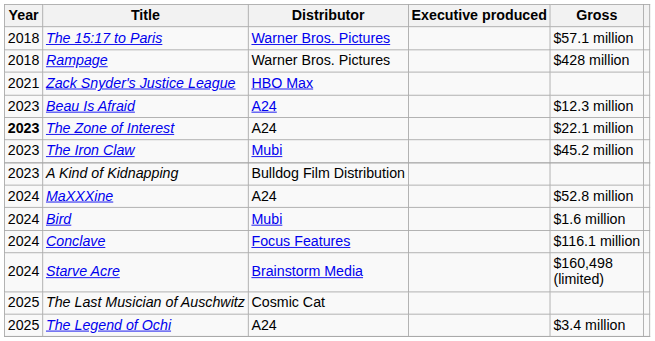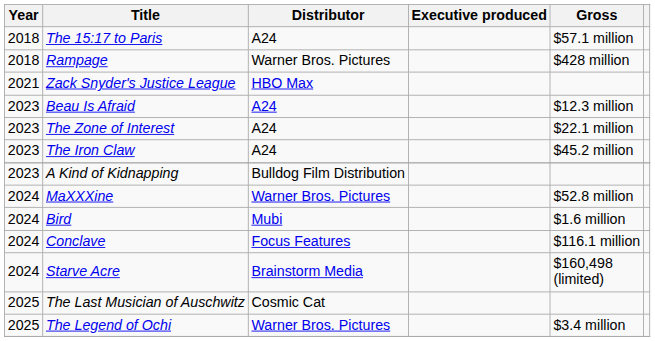(321, 38) Warner Bros. Pictures -> (264, 38) A24
(24, 128) bold -> (24, 128) normal
(267, 151) Mubi -> (264, 151) A24
(264, 196) A24 -> (321, 196) Warner Bros. Pictures
(264, 325) A24 -> (321, 325) Warner Bros. Pictures
